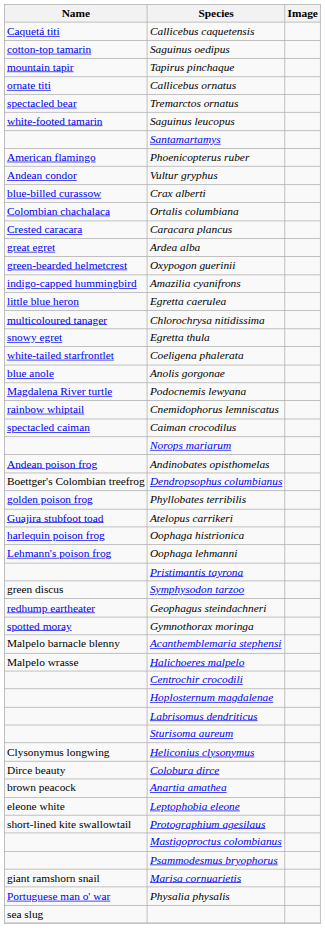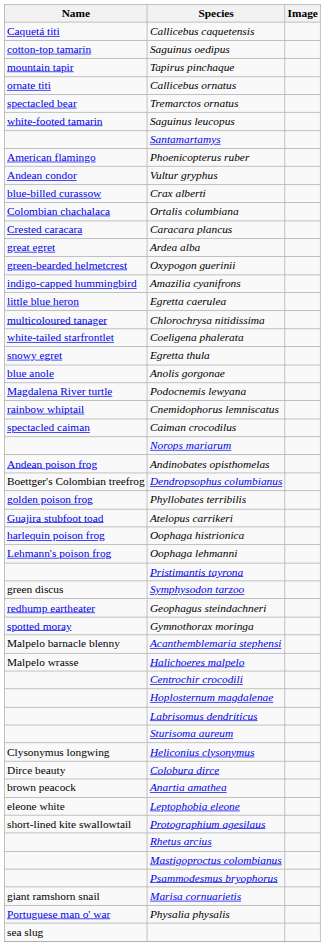rows swapped: (35, 337) <-> (60, 355)
+ row: (76, 842)
